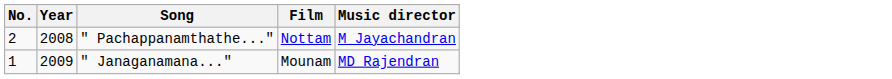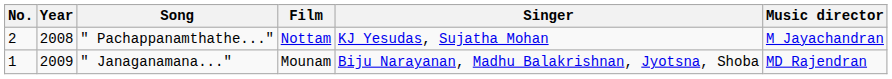+ column: (549, 16)
